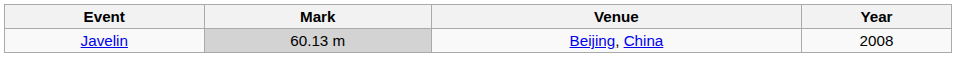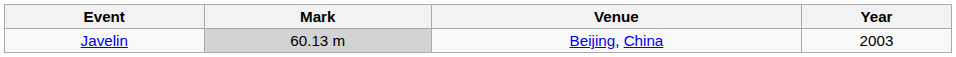(876, 41) 2008 -> (876, 41) 2003
